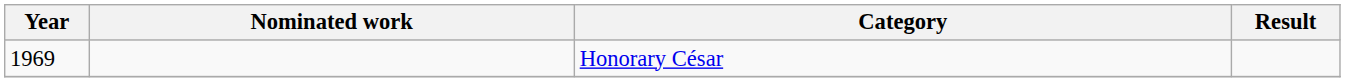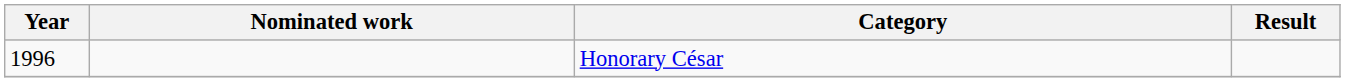(32, 58) 1969 -> (32, 58) 1996
